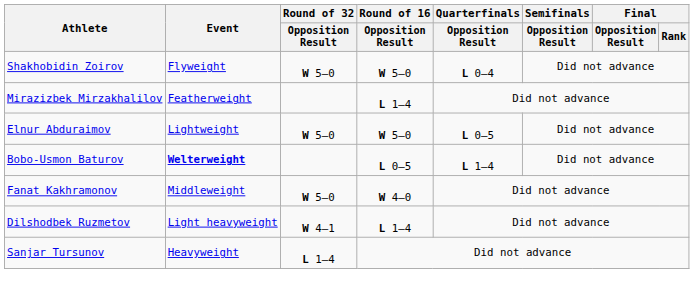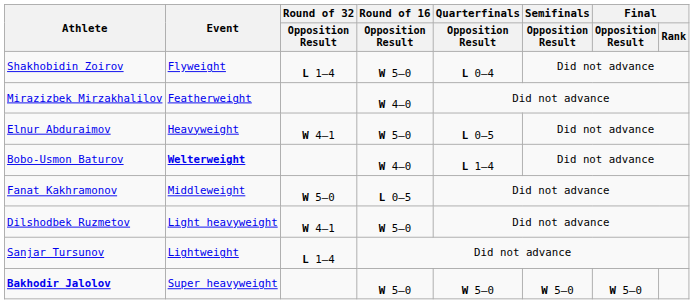(319, 73) W 5–0 -> (319, 73) L 1–4
(395, 104) L 1–4 -> (395, 104) W 4–0
(203, 129) Lightweight -> (203, 129) Heavyweight
(319, 135) W 5–0 -> (319, 135) W 4–1
(395, 166) L 0–5 -> (395, 166) W 4–0
(395, 197) W 4–0 -> (395, 197) L 0–5
(395, 228) L 1–4 -> (395, 228) W 5–0
(203, 252) Heavyweight -> (203, 252) Lightweight
+ row: (59, 283)
